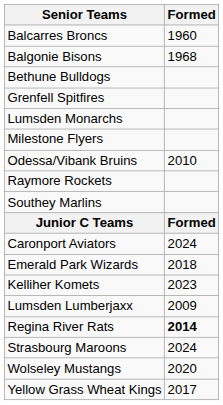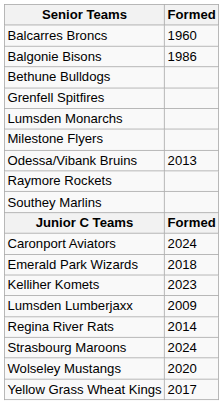(182, 56) 1968 -> (182, 56) 1986
(182, 160) 2010 -> (182, 160) 2013
(182, 327) bold -> (182, 327) normal
